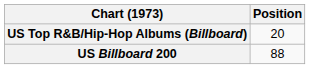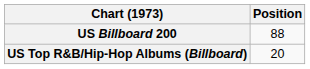rows swapped: (127, 53) <-> (127, 34)
